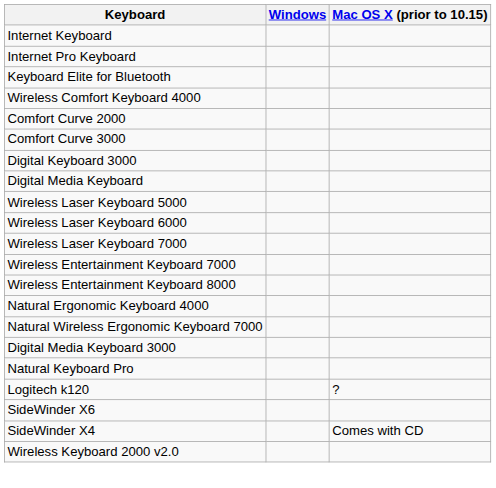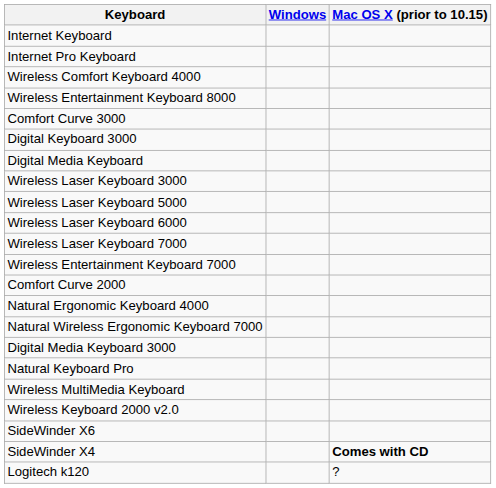- row: (89, 77)
rows swapped: (66, 118) <-> (122, 285)
+ row: (97, 181)
+ row: (96, 389)
rows swapped: (93, 451) <-> (48, 389)
(378, 431) normal -> (380, 451) bold
